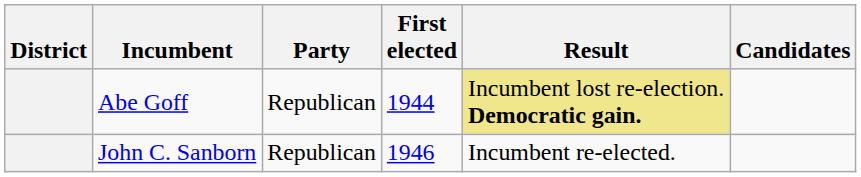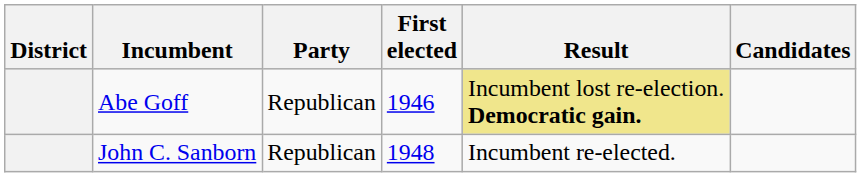(411, 101) 1944 -> (411, 101) 1946
(411, 152) 1946 -> (411, 152) 1948
